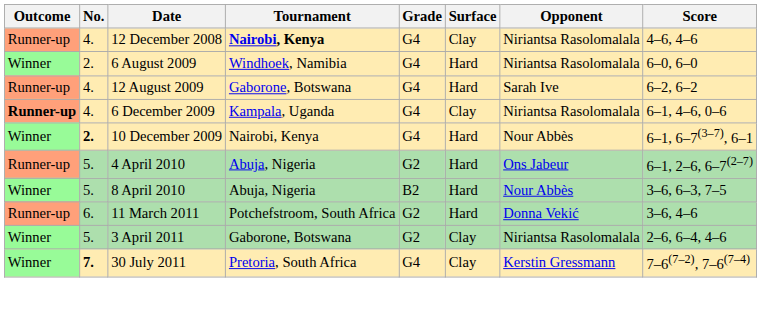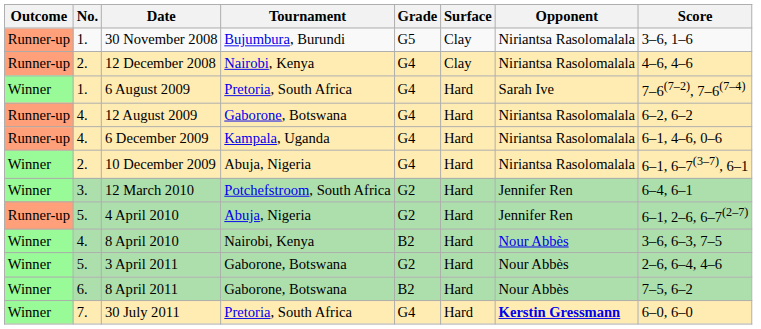+ row: (161, 39)
(88, 39) 4. -> (82, 63) 2.
(277, 39) bold -> (269, 63) normal
(88, 63) 2. -> (82, 88) 1.
(288, 63) Windhoek, Namibia -> (288, 88) Pretoria, South Africa
(571, 63) Niriantsa Rasolomalala -> (526, 88) Sarah Ive
(672, 63) 6–0, 6–0 -> (694, 88) 7–6(7–2), 7–6(7–4)
(531, 86) Sarah Ive -> (567, 114) Niriantsa Rasolomalala
(42, 110) bold -> (39, 138) normal
(462, 110) Clay -> (459, 138) Hard
(88, 136) bold -> (82, 163) normal
(274, 136) Nairobi, Kenya -> (268, 163) Abuja, Nigeria
(538, 136) Nour Abbès -> (567, 163) Niriantsa Rasolomalala
+ row: (149, 189)
(536, 163) Ons Jabeur -> (536, 215) Jennifer Ren
(88, 189) 5. -> (82, 240) 4.
(272, 189) Abuja, Nigeria -> (269, 240) Nairobi, Kenya
- row: (155, 213)
(462, 236) Clay -> (459, 264) Hard
(571, 236) Niriantsa Rasolomalala -> (534, 264) Nour Abbès
+ row: (142, 288)
(88, 262) bold -> (82, 311) normal
(462, 262) Clay -> (459, 311) Hard
(559, 262) normal -> (559, 311) bold
(698, 262) 7–6(7–2), 7–6(7–4) -> (667, 311) 6–0, 6–0
